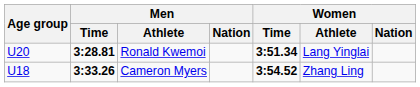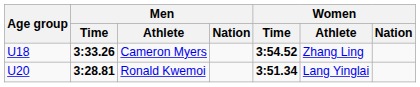rows swapped: (163, 52) <-> (164, 71)
